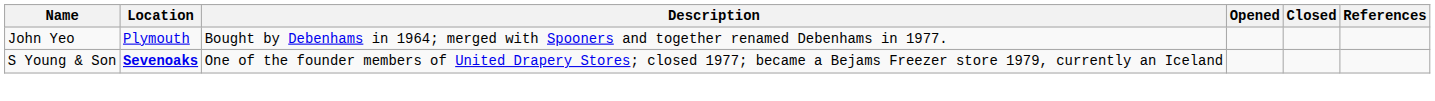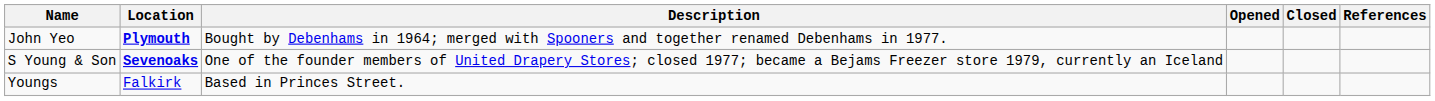(156, 39) normal -> (156, 39) bold
+ row: (33, 84)
